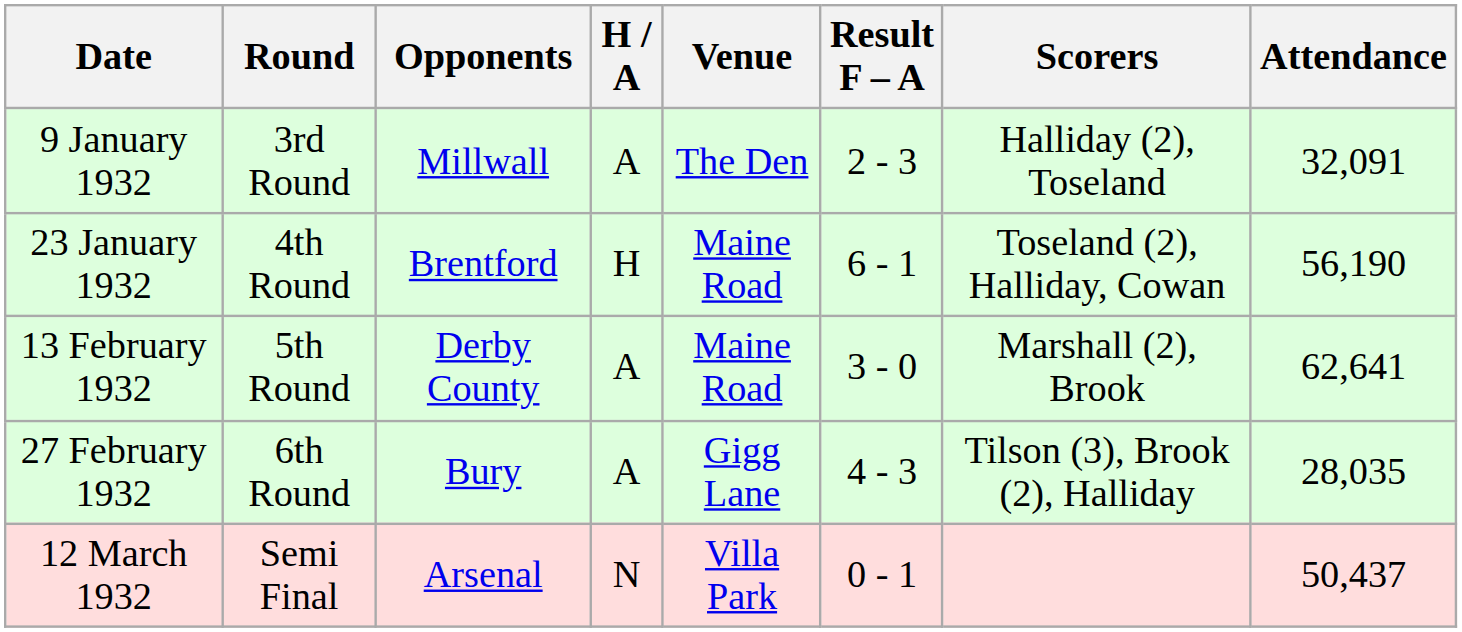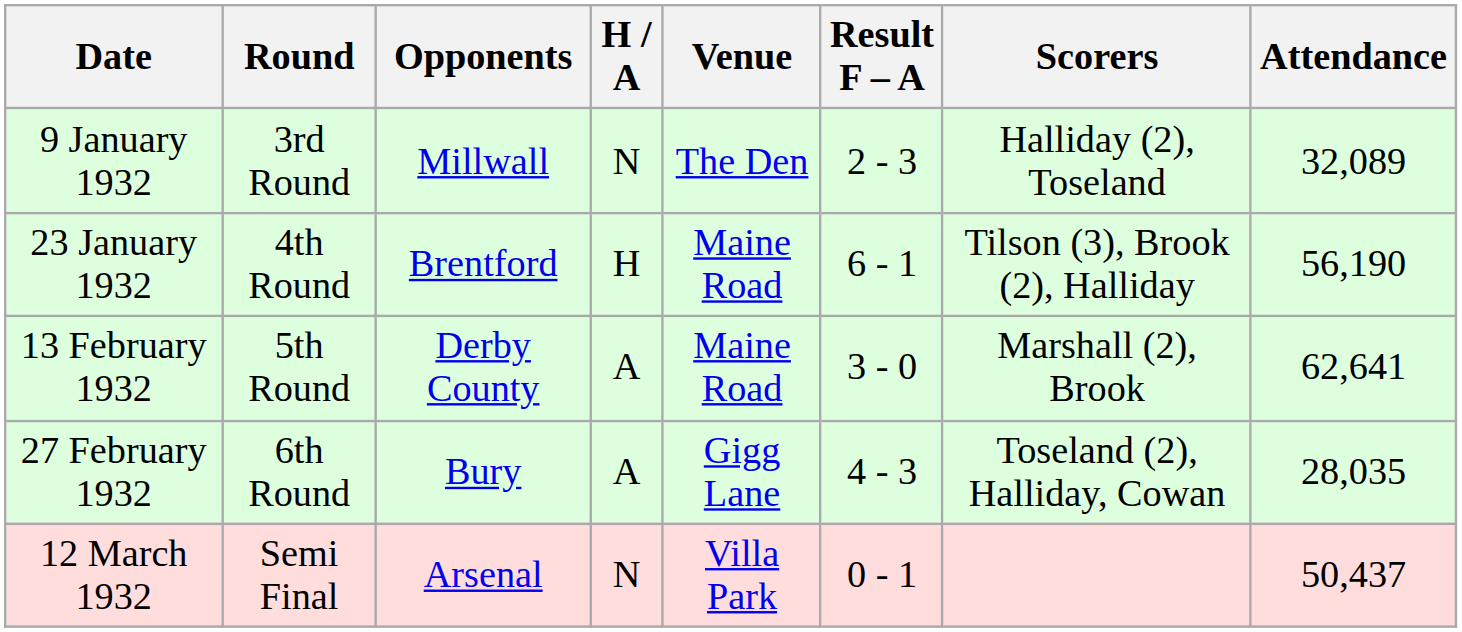(627, 159) A -> (627, 159) N
(1354, 159) 32,091 -> (1354, 159) 32,089
(1097, 263) Toseland (2), Halliday, Cowan -> (1097, 263) Tilson (3), Brook (2), Halliday
(1097, 470) Tilson (3), Brook (2), Halliday -> (1097, 470) Toseland (2), Halliday, Cowan
